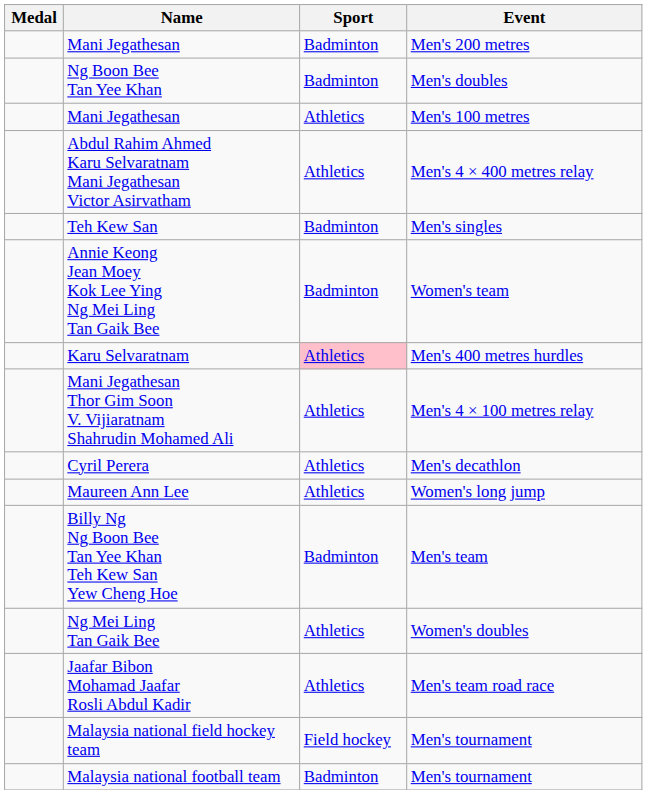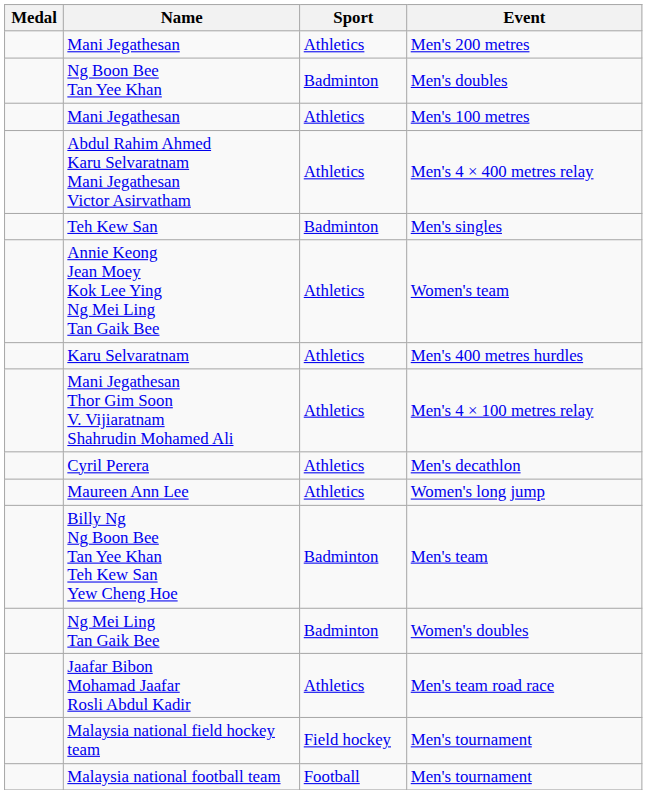(341, 44) Badminton -> (334, 44) Athletics
(341, 291) Badminton -> (334, 291) Athletics
(334, 355) pink background -> (334, 355) no background
(334, 630) Athletics -> (341, 630) Badminton
(341, 776) Badminton -> (332, 776) Football
